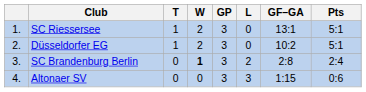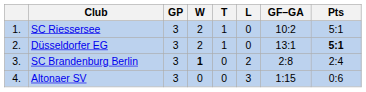columns swapped: (224, 12) <-> (176, 12)
(286, 29) 13:1 -> (286, 29) 10:2
(286, 45) 10:2 -> (286, 45) 13:1
(336, 45) normal -> (336, 45) bold
